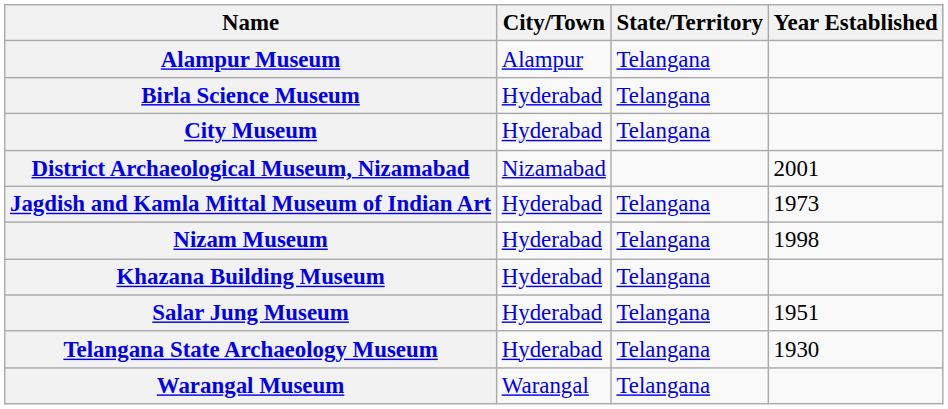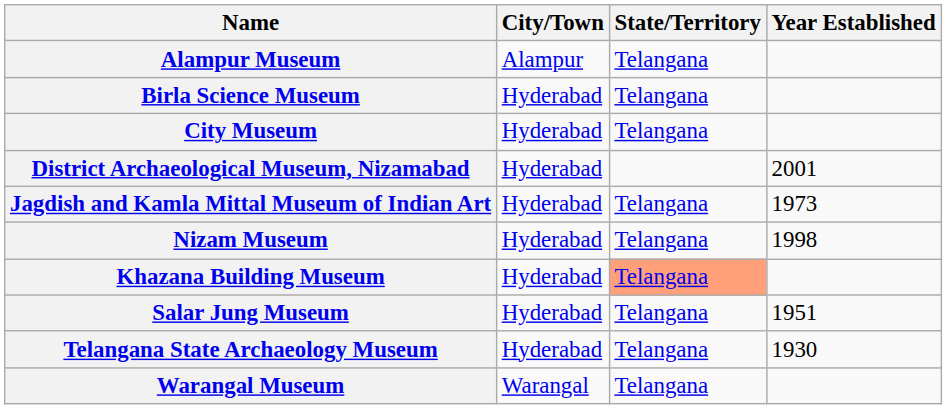(554, 167) Nizamabad -> (552, 167) Hyderabad
(663, 276) no background -> (661, 276) lightsalmon background
